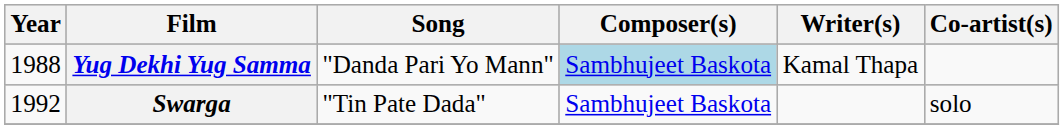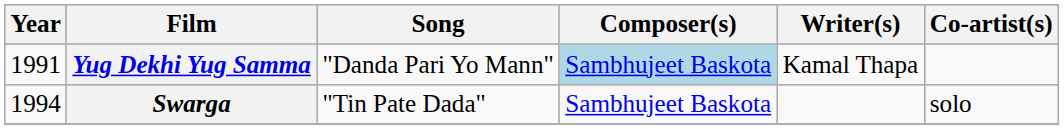(36, 64) 1988 -> (36, 64) 1991
(36, 104) 1992 -> (36, 104) 1994
